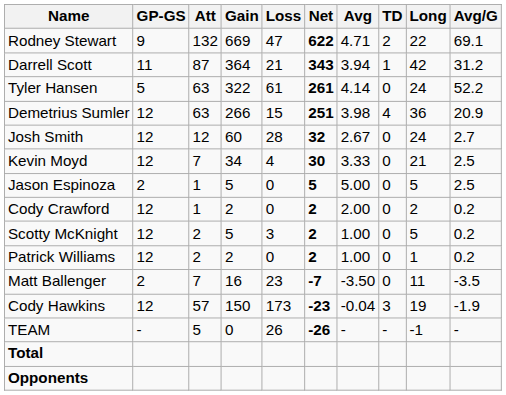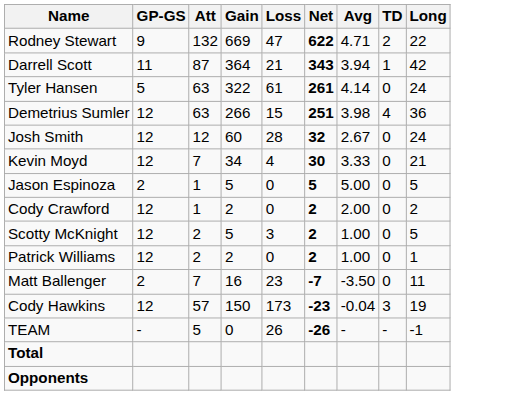- column: (476, 16)
